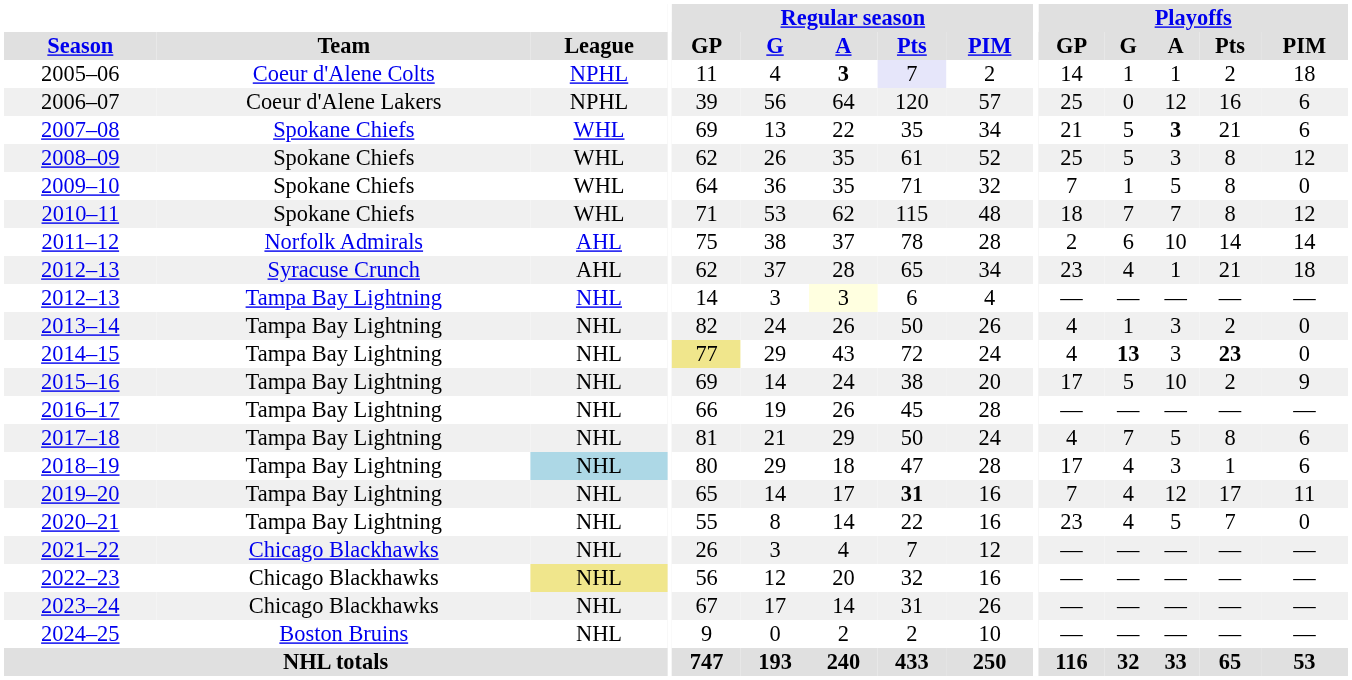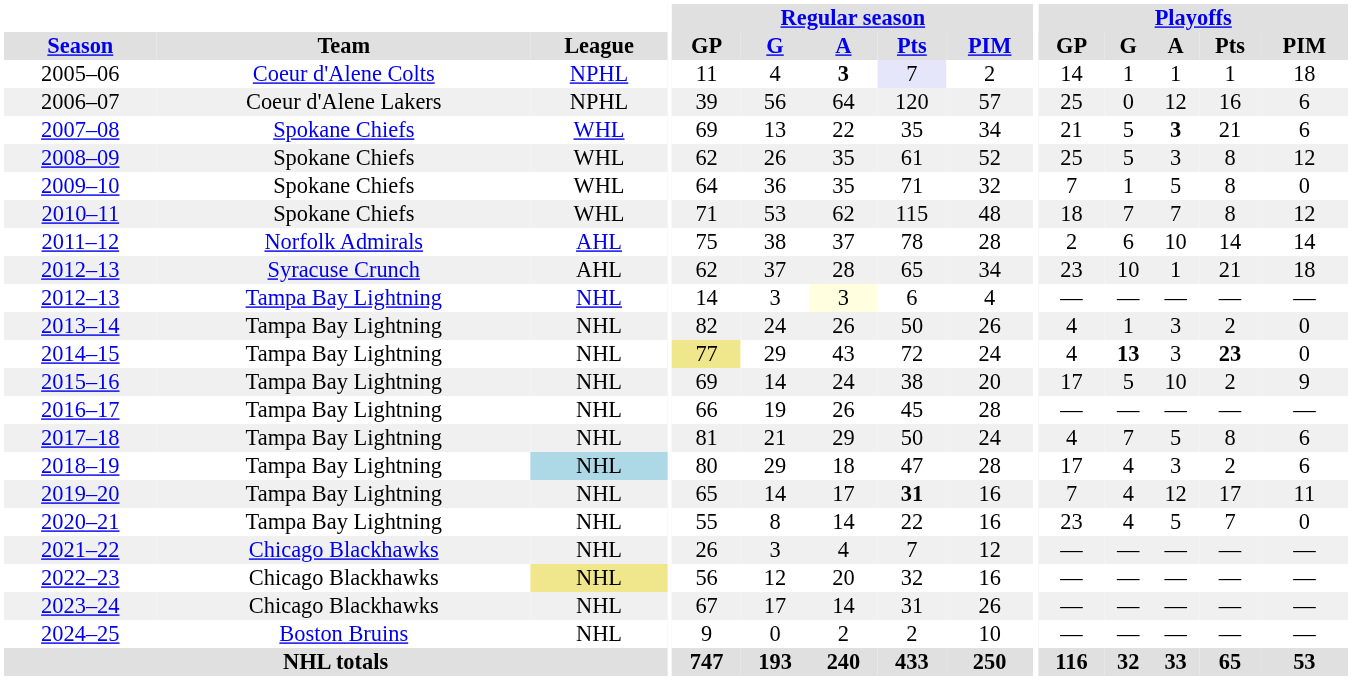(1230, 73) 2 -> (1230, 73) 1
(1128, 269) 4 -> (1128, 269) 10
(1230, 465) 1 -> (1230, 465) 2
